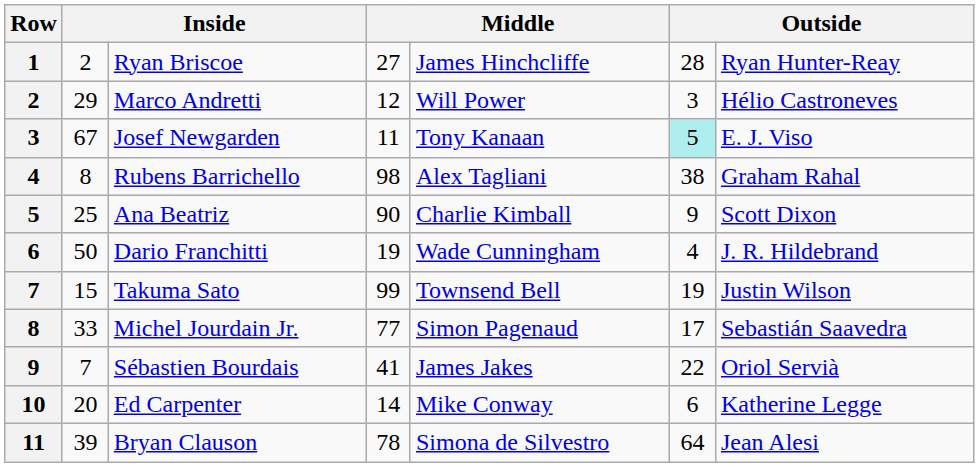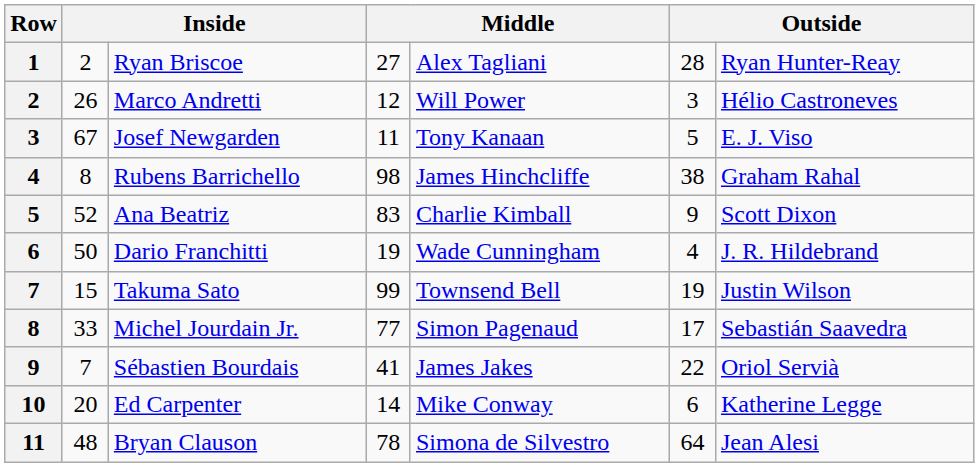(503, 61) James Hinchcliffe -> (481, 61) Alex Tagliani
(85, 99) 29 -> (85, 99) 26
(693, 137) paleturquoise background -> (693, 137) no background
(481, 175) Alex Tagliani -> (503, 175) James Hinchcliffe
(85, 213) 25 -> (85, 213) 52
(388, 213) 90 -> (388, 213) 83
(85, 442) 39 -> (85, 442) 48
